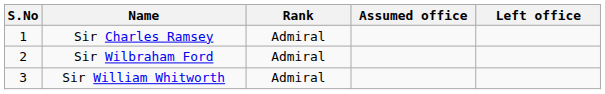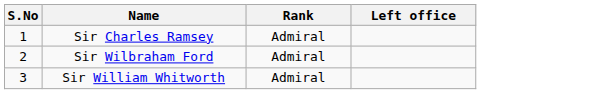- column: (413, 15)
